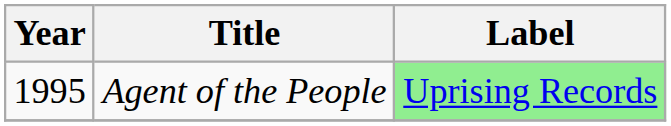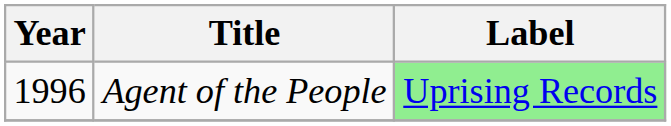(50, 90) 1995 -> (50, 90) 1996
